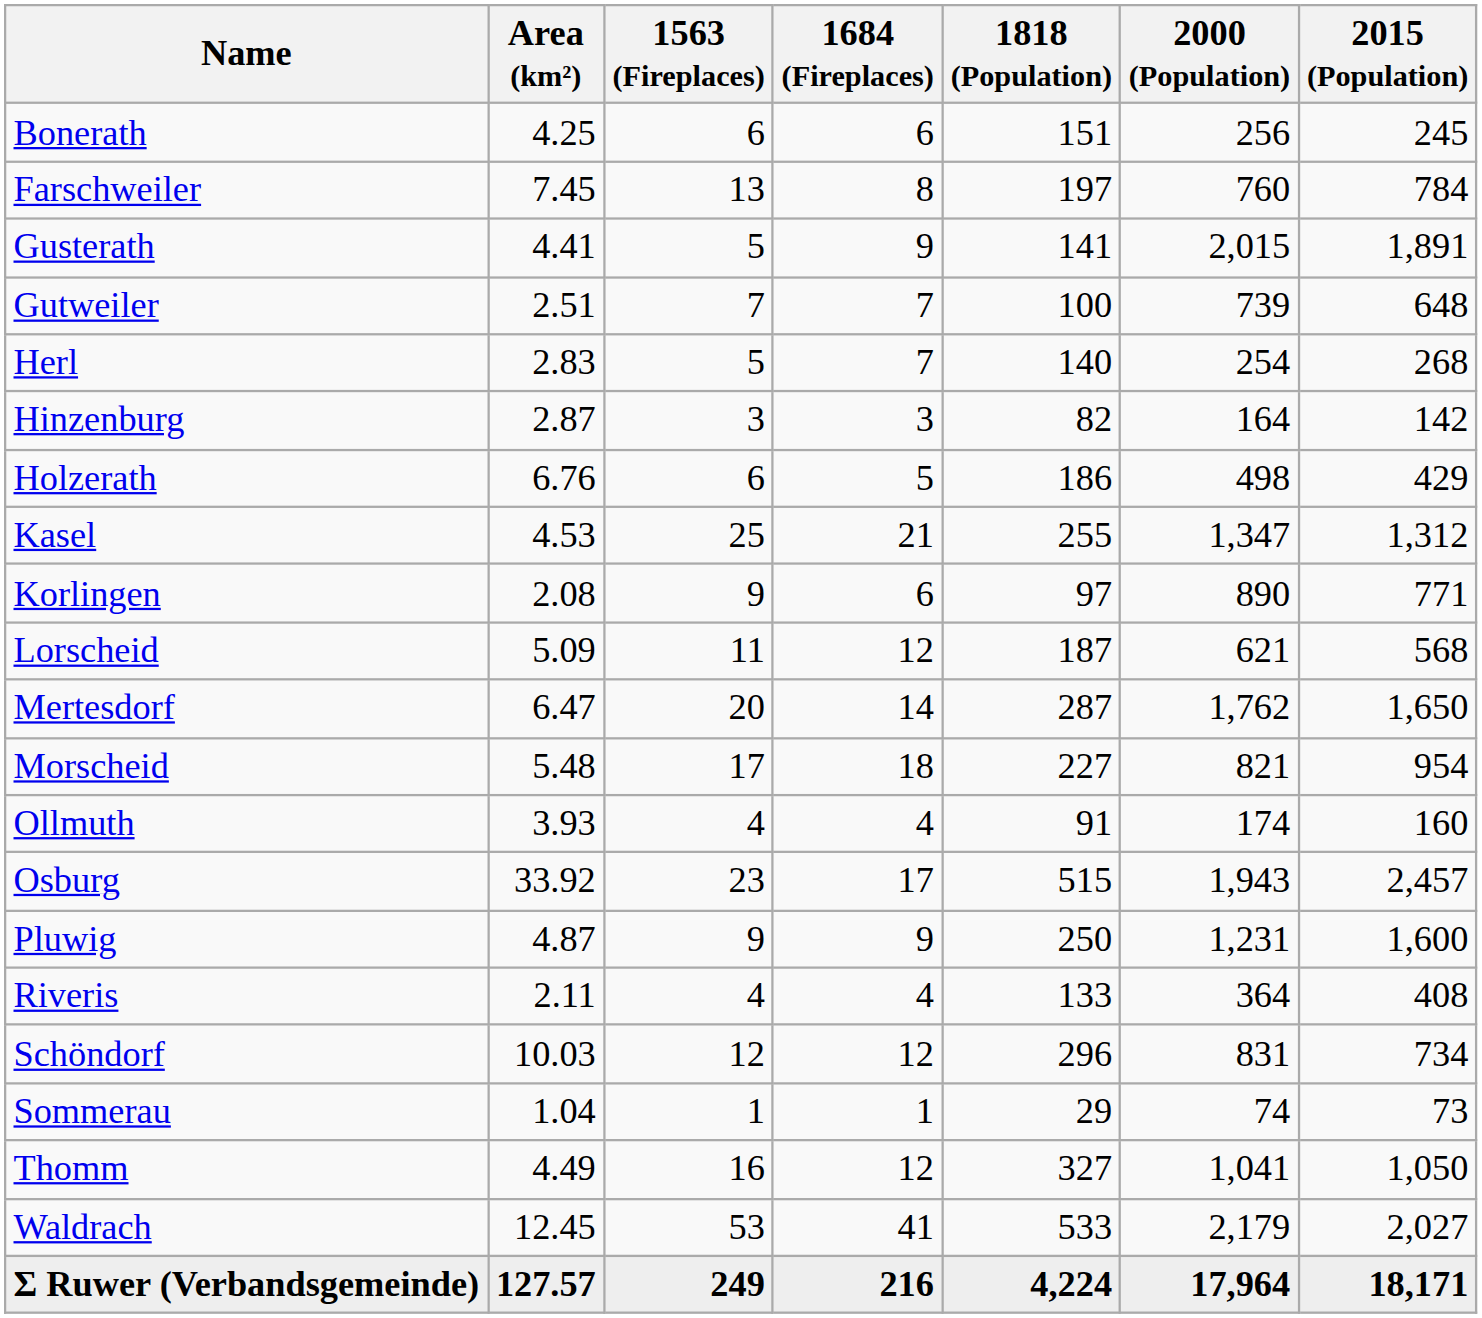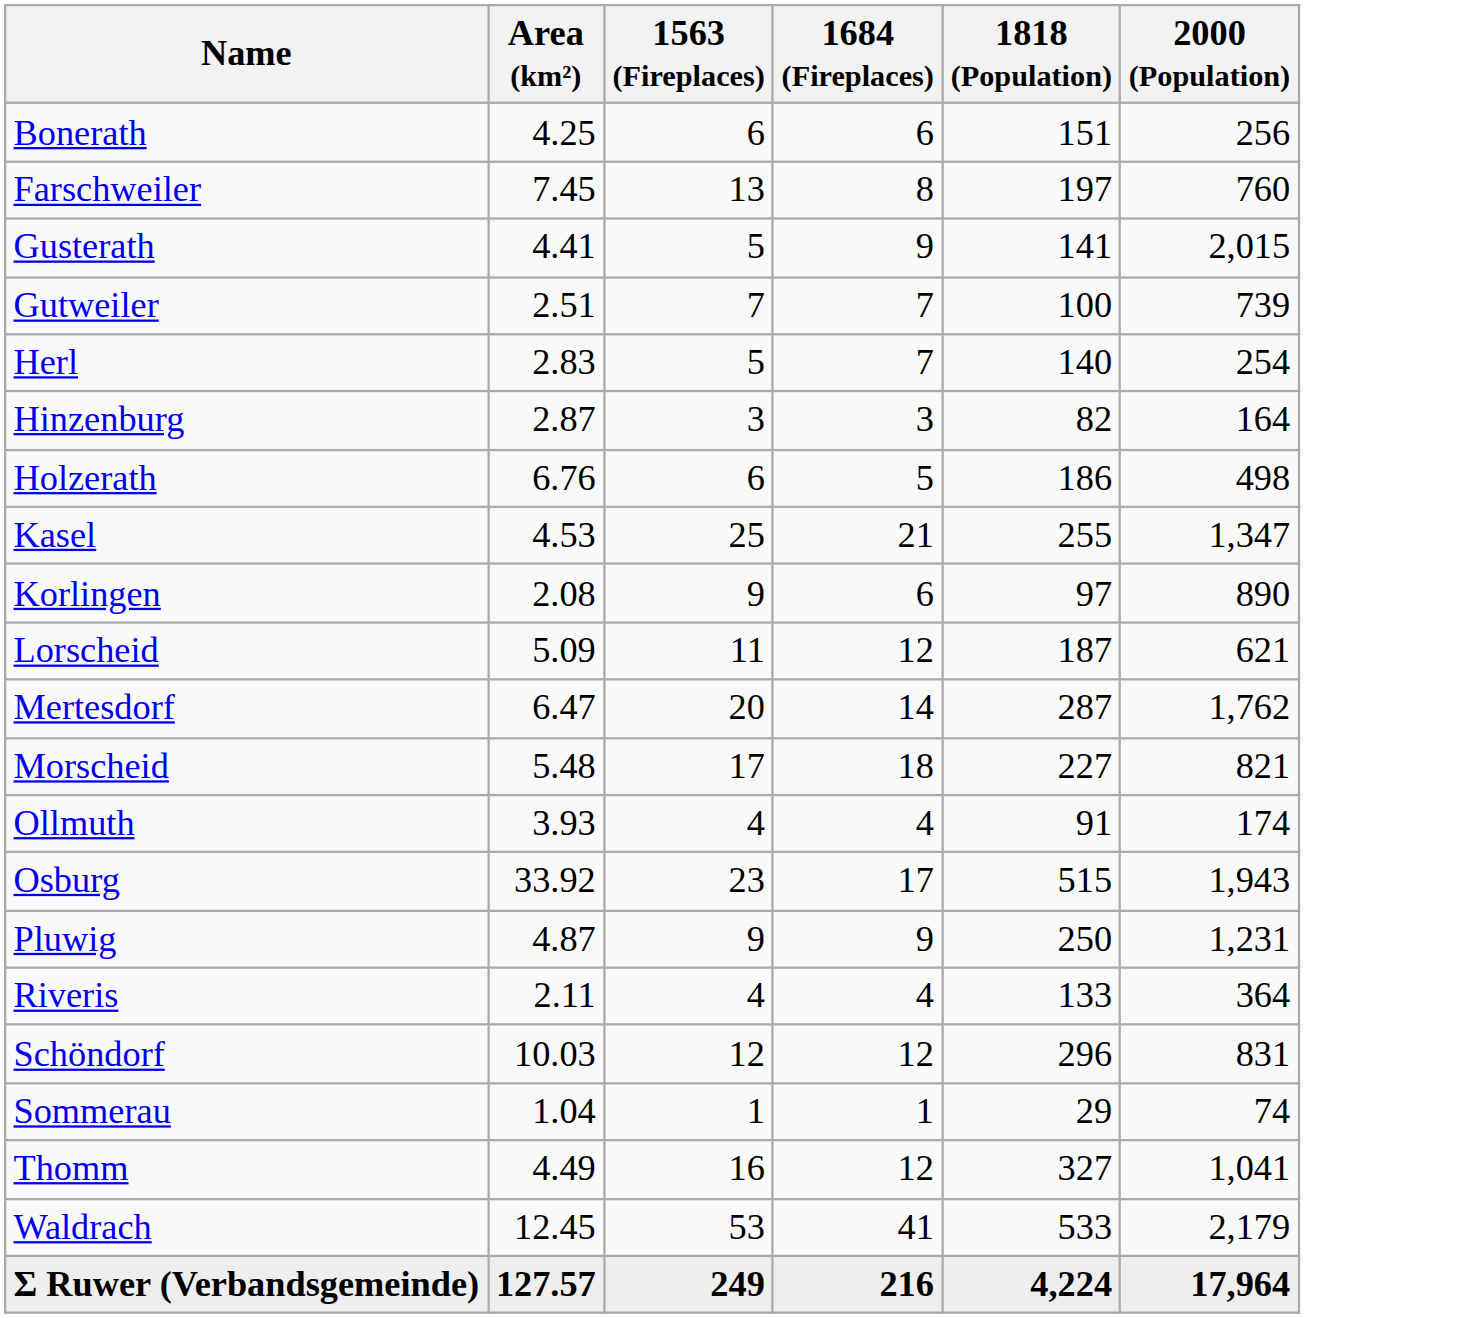- column: (1388, 53)
